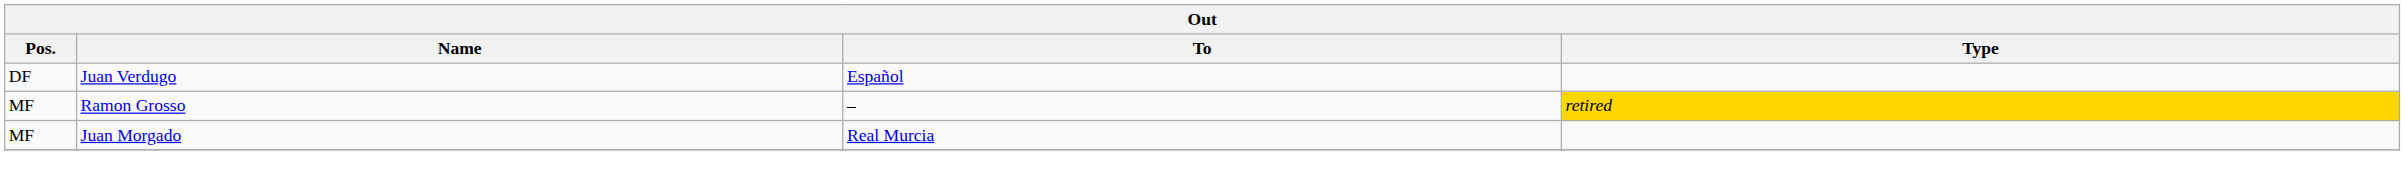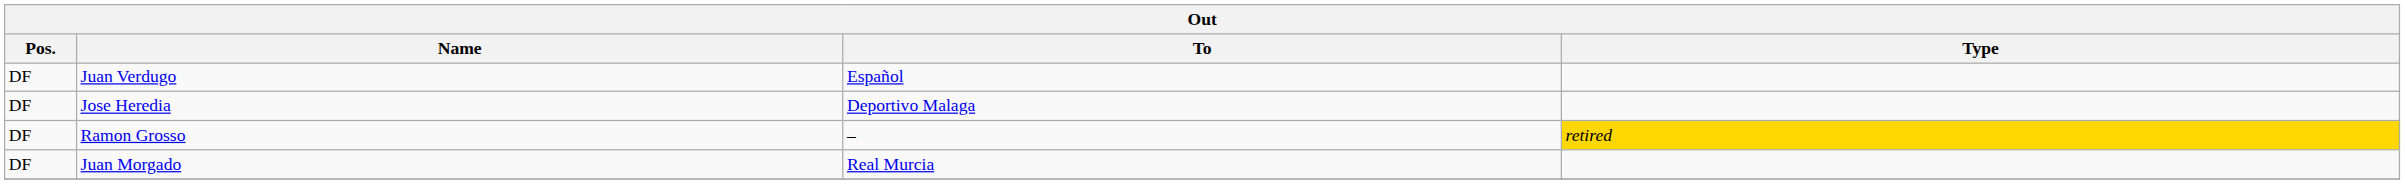+ row: (126, 106)
(21, 106) MF -> (20, 135) DF
(21, 135) MF -> (20, 164) DF
